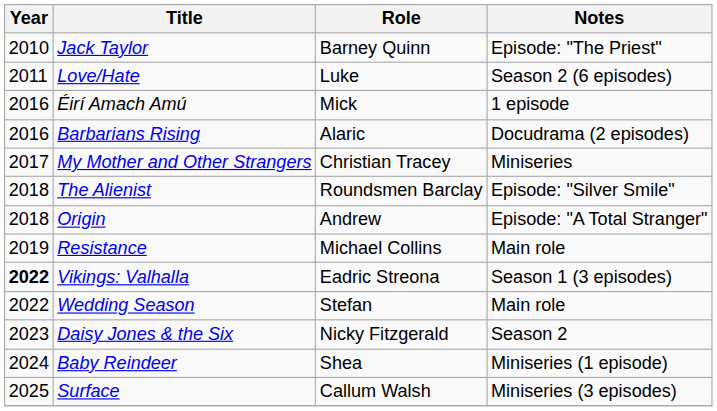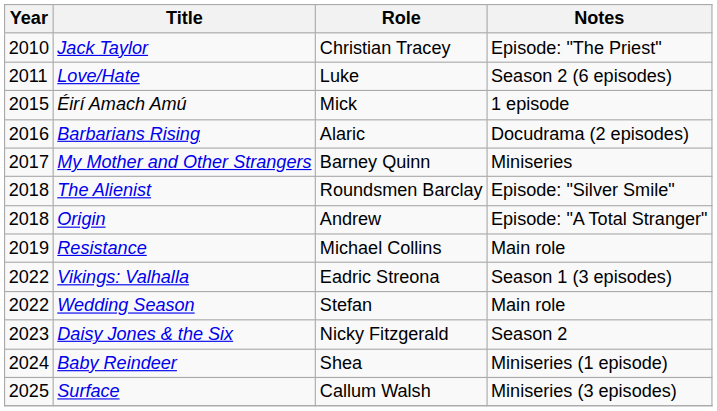(375, 47) Barney Quinn -> (385, 47) Christian Tracey
(29, 104) 2016 -> (29, 104) 2015
(385, 162) Christian Tracey -> (375, 162) Barney Quinn
(29, 276) bold -> (29, 276) normal
